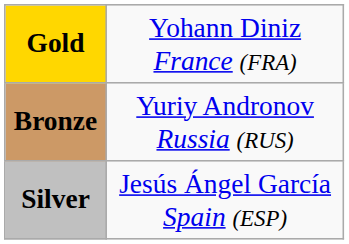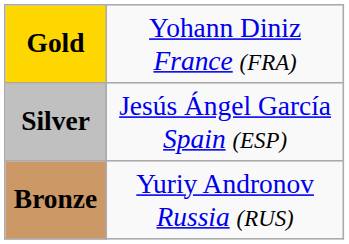rows swapped: (56, 199) <-> (56, 121)
